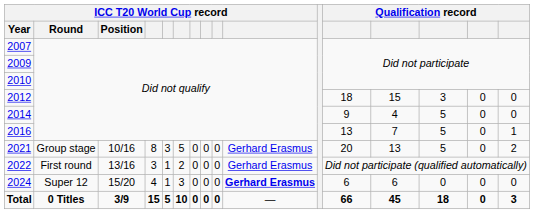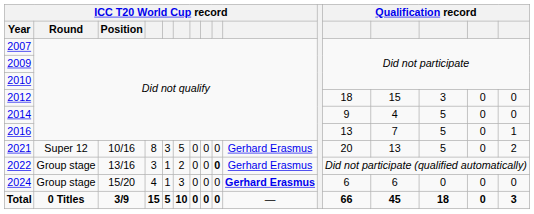(66, 149) Group stage -> (66, 149) Super 12
(66, 166) First round -> (66, 166) Group stage
(217, 166) normal -> (217, 166) bold
(66, 183) Super 12 -> (66, 183) Group stage
